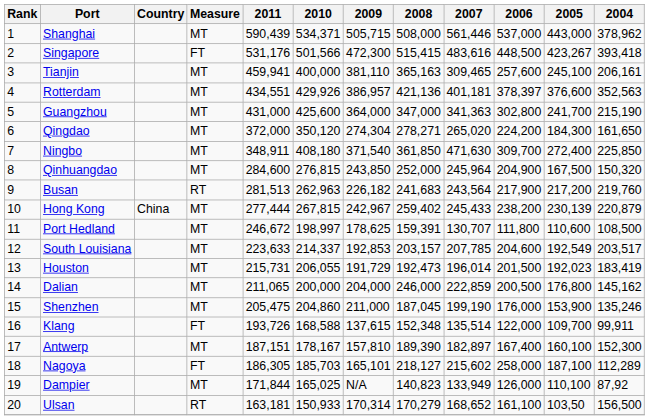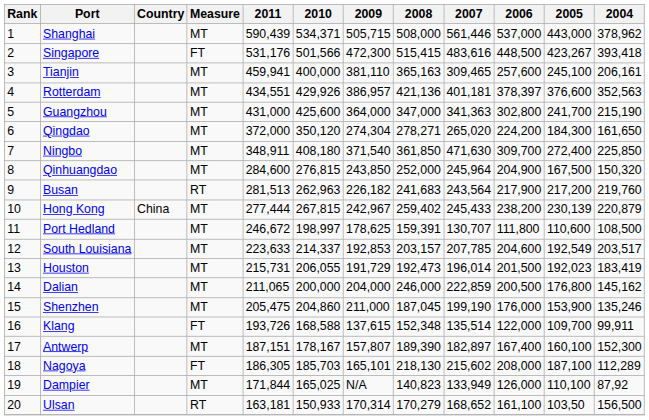(368, 346) 157,810 -> (368, 346) 157,807
(419, 365) 218,127 -> (419, 365) 218,130
(519, 365) 258,000 -> (519, 365) 208,000
